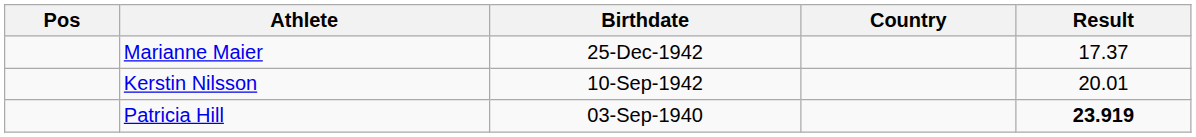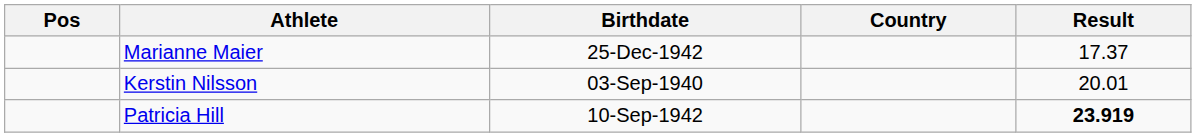(645, 83) 10-Sep-1942 -> (645, 83) 03-Sep-1940
(645, 115) 03-Sep-1940 -> (645, 115) 10-Sep-1942
